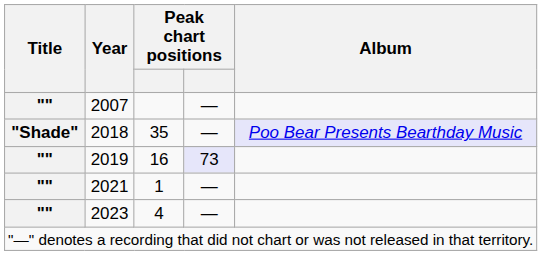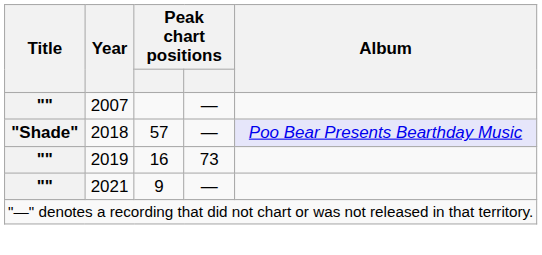(159, 132) 35 -> (159, 132) 57
(209, 159) lavender background -> (209, 159) no background
(159, 186) 1 -> (159, 186) 9
- row: (110, 213)
